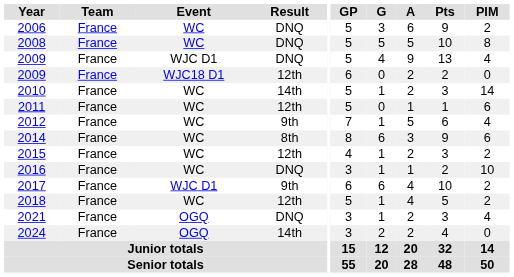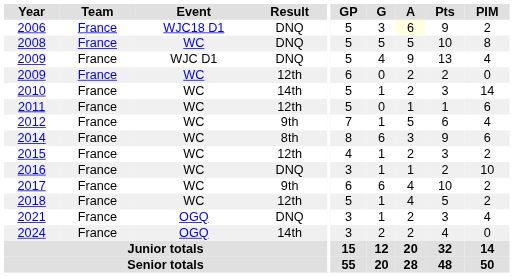(194, 27) WC -> (194, 27) WJC18 D1
(411, 27) no background -> (411, 27) lightyellow background
(194, 75) WJC18 D1 -> (194, 75) WC
(194, 185) WJC D1 -> (194, 185) WC
